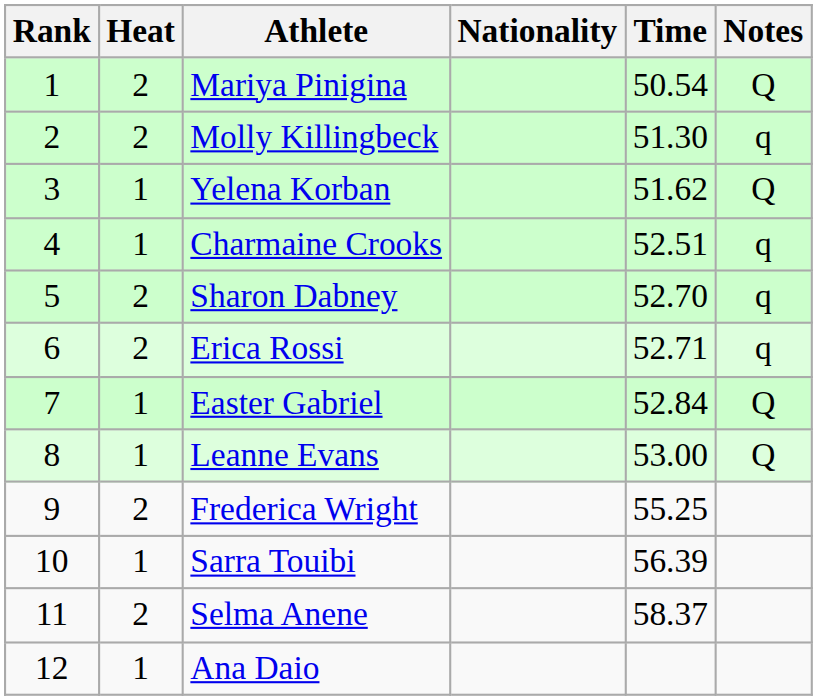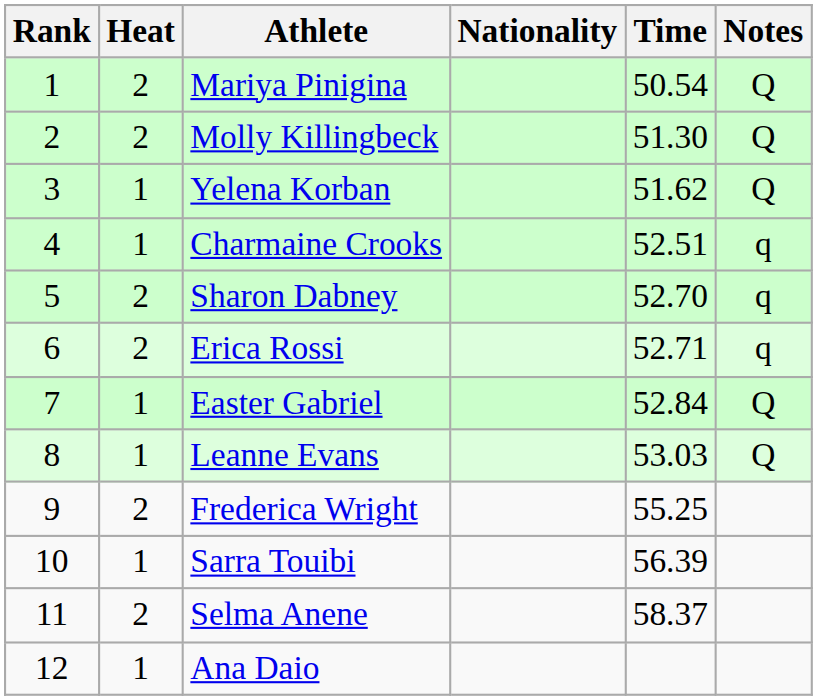(763, 137) q -> (763, 137) Q
(670, 455) 53.00 -> (670, 455) 53.03
